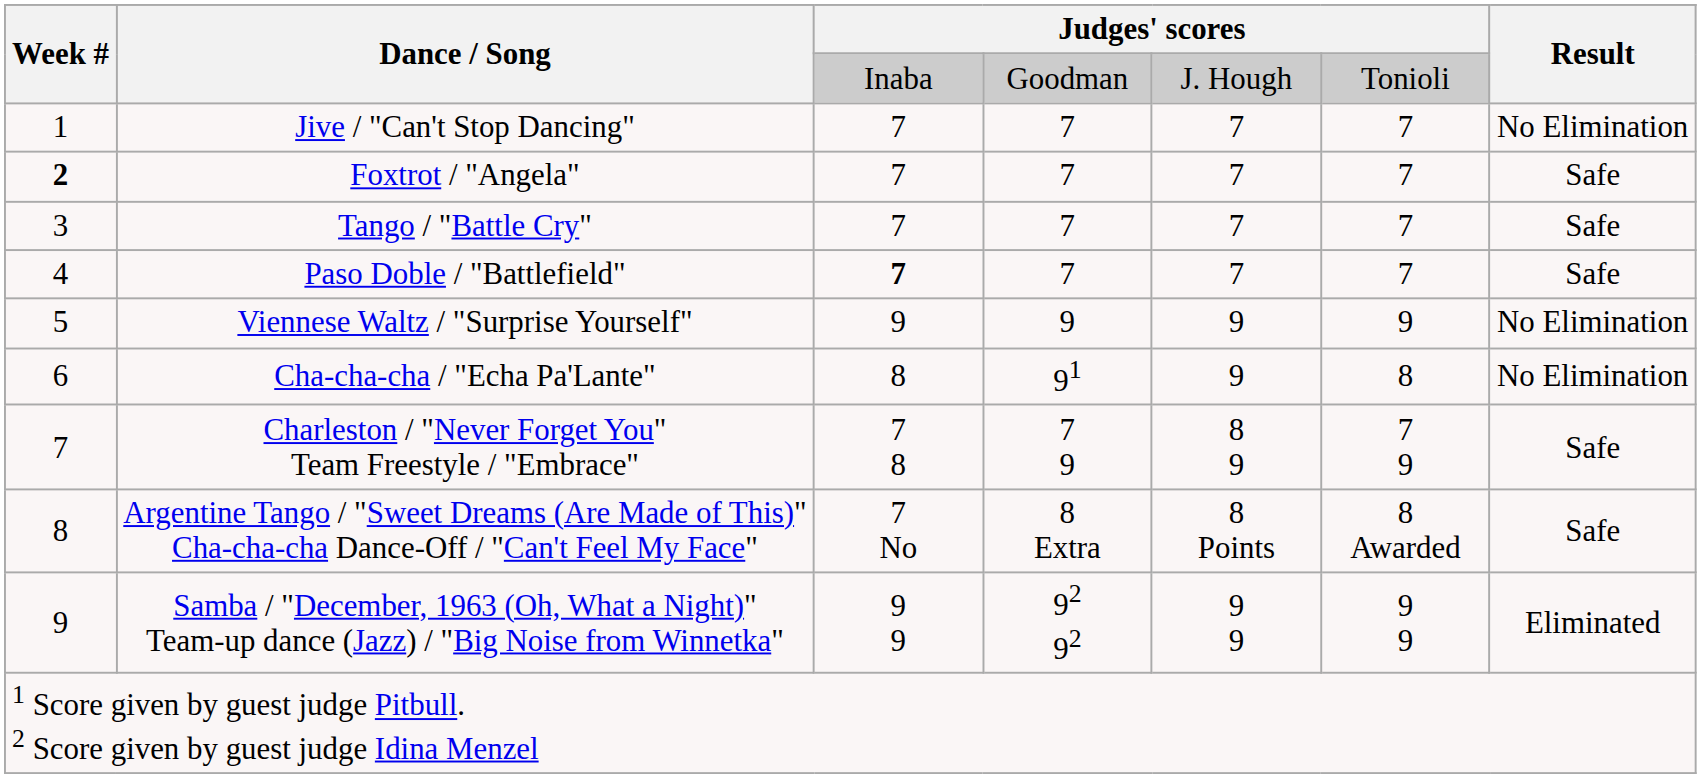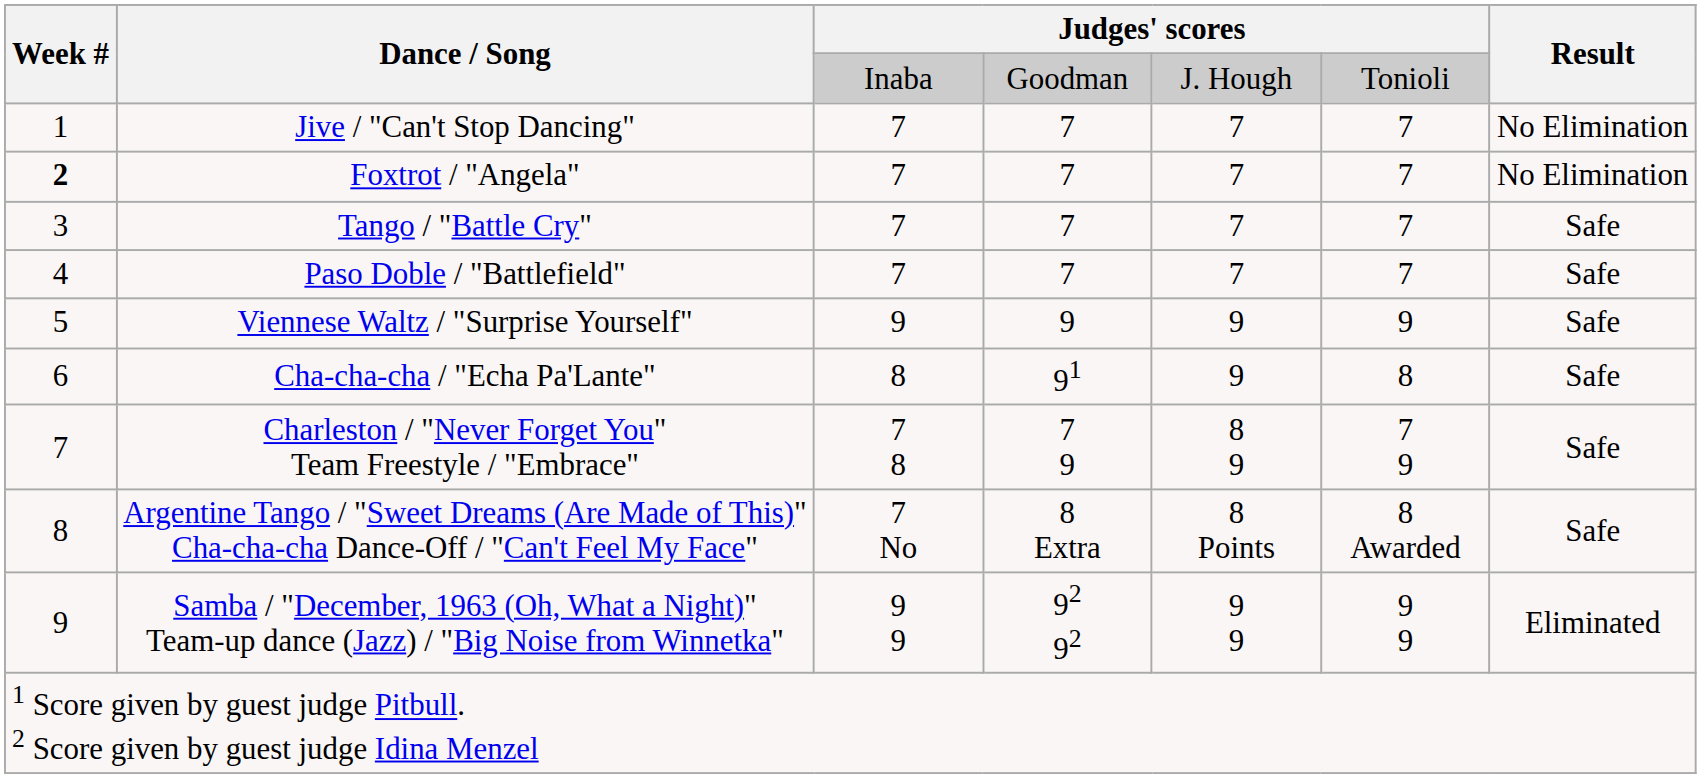(1593, 175) Safe -> (1593, 175) No Elimination
(898, 273) bold -> (898, 273) normal
(1593, 322) No Elimination -> (1593, 322) Safe
(1593, 375) No Elimination -> (1593, 375) Safe
